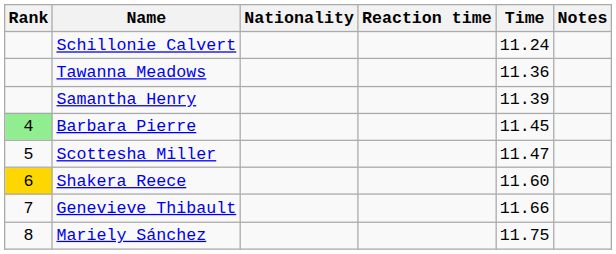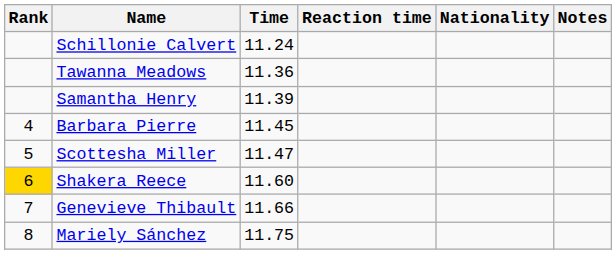columns swapped: (299, 18) <-> (525, 18)
(29, 127) lightgreen background -> (29, 127) no background
